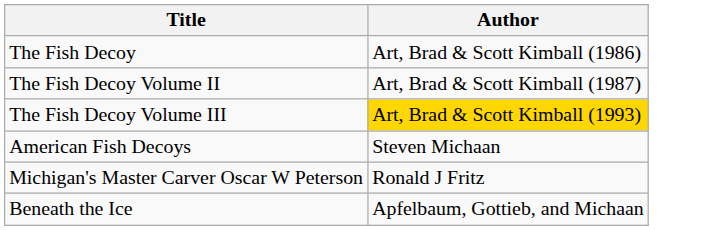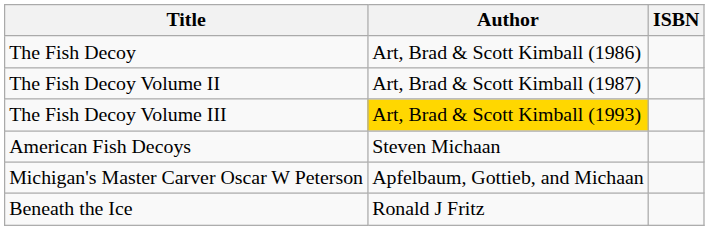+ column: (676, 20)
(428, 177) Ronald J Fritz -> (508, 177) Apfelbaum, Gottieb, and Michaan
(508, 209) Apfelbaum, Gottieb, and Michaan -> (428, 209) Ronald J Fritz
